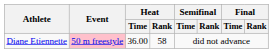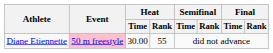(138, 41) 36.00 -> (138, 41) 30.00
(162, 41) 58 -> (162, 41) 55
